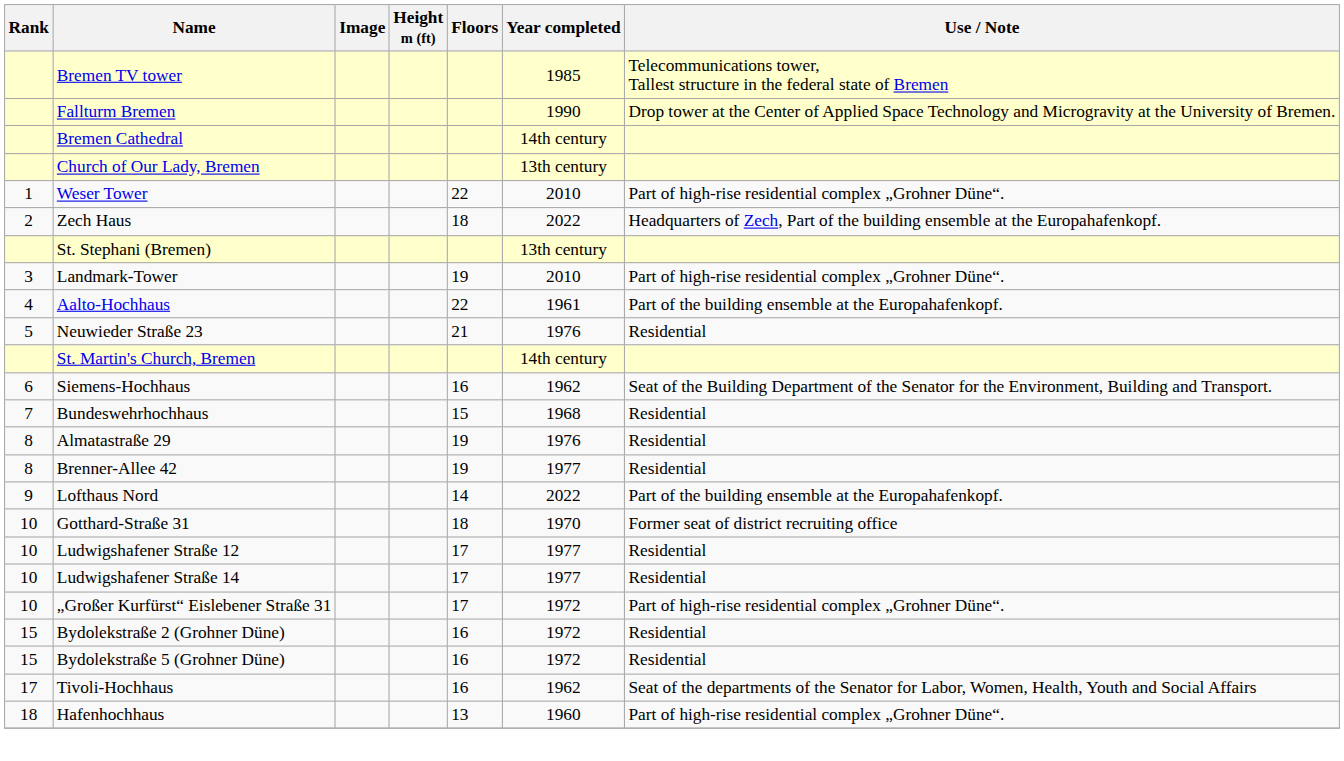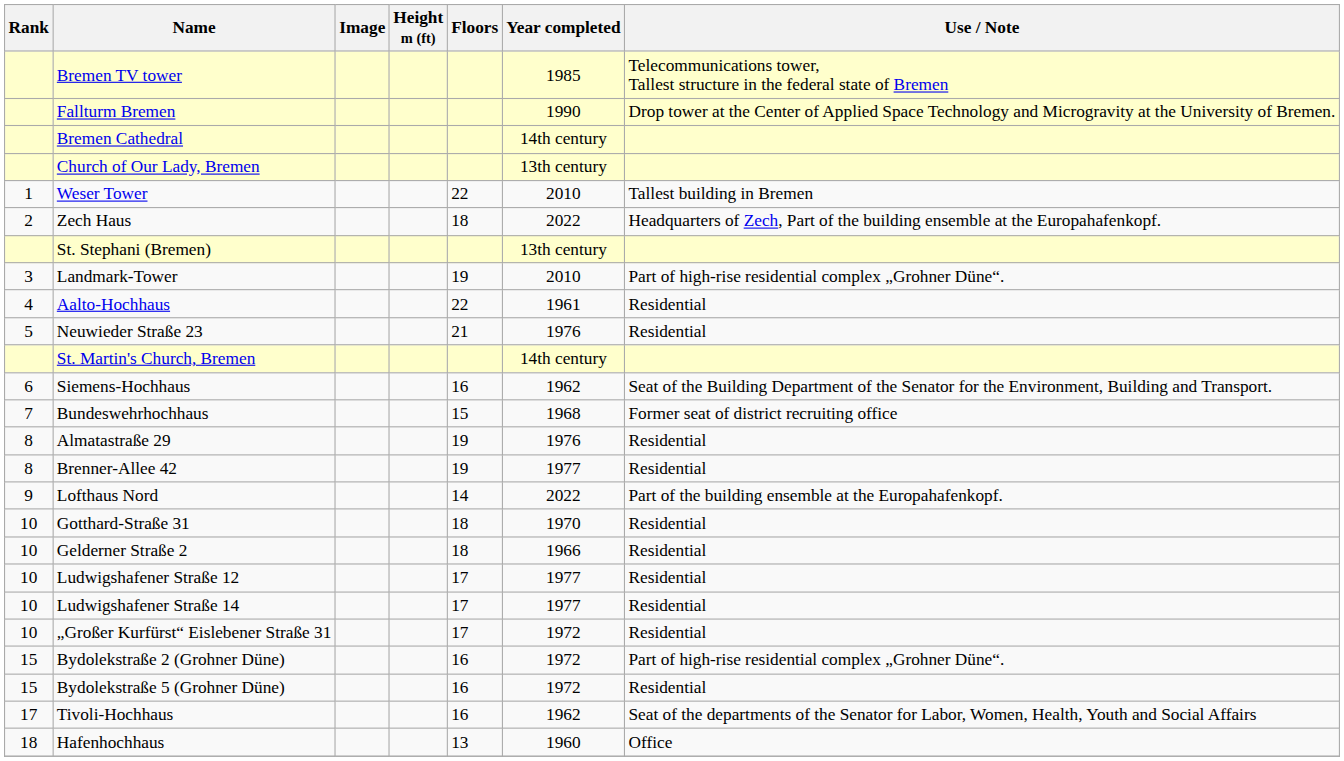(816, 194) Part of high-rise residential complex „Grohner Düne“. -> (721, 194) Tallest building in Bremen
(816, 303) Part of the building ensemble at the Europahafenkopf. -> (667, 303) Residential
(667, 413) Residential -> (763, 413) Former seat of district recruiting office
(763, 522) Former seat of district recruiting office -> (667, 522) Residential
+ row: (122, 550)
(816, 605) Part of high-rise residential complex „Grohner Düne“. -> (667, 632) Residential
(667, 632) Residential -> (816, 659) Part of high-rise residential complex „Grohner Düne“.
(816, 714) Part of high-rise residential complex „Grohner Düne“. -> (650, 742) Office
